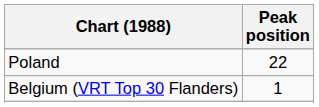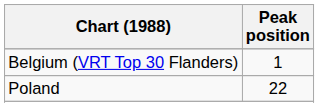rows swapped: (123, 88) <-> (34, 62)
